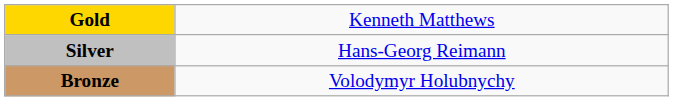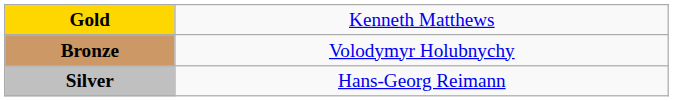rows swapped: (90, 50) <-> (90, 80)
